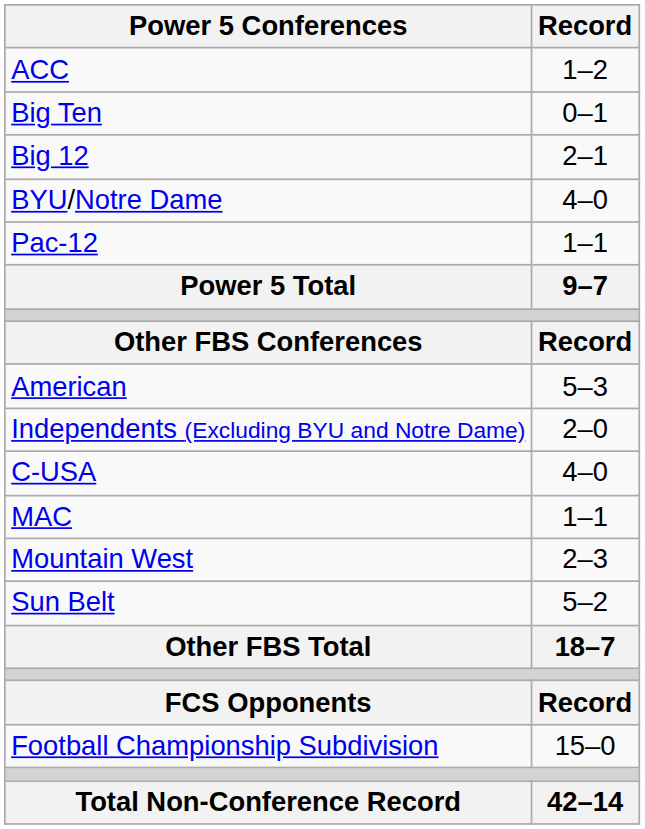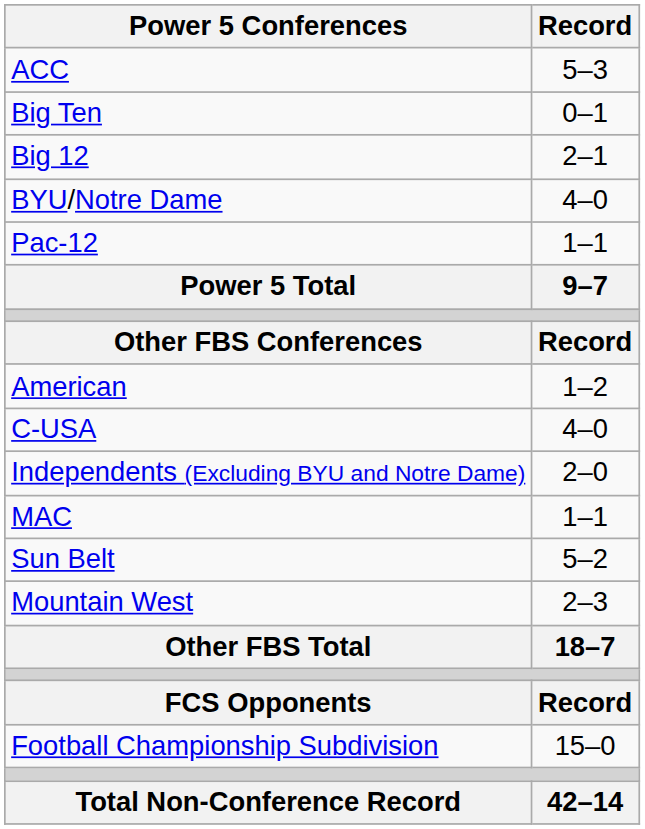(585, 69) 1–2 -> (585, 69) 5–3
(585, 385) 5–3 -> (585, 385) 1–2
rows swapped: (54, 472) <-> (268, 429)
rows swapped: (102, 559) <-> (63, 602)
